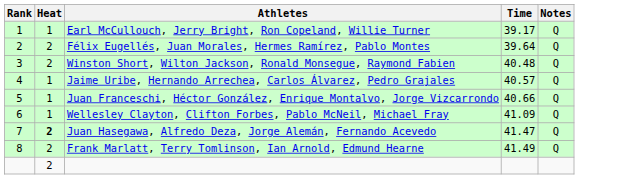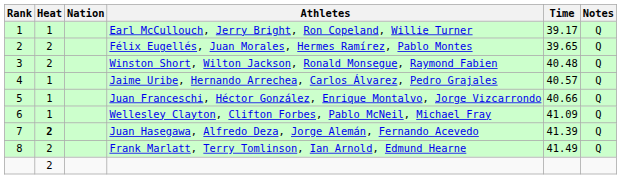+ column: (86, 13)
(520, 47) 39.64 -> (562, 47) 39.65
(520, 132) 41.47 -> (562, 132) 41.39
